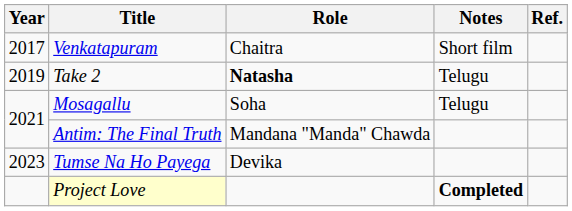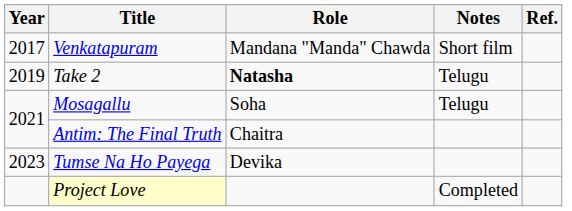(256, 47) Chaitra -> (330, 47) Mandana "Manda" Chawda
(330, 133) Mandana "Manda" Chawda -> (256, 133) Chaitra
(481, 190) bold -> (478, 190) normal
